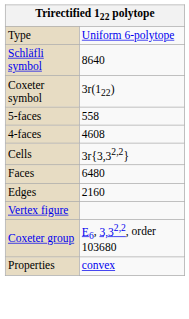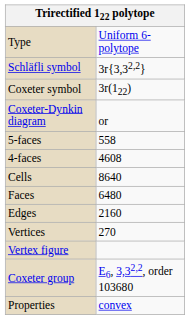(93, 60) 8640 -> (122, 68) 3r{3,32,2}
+ row: (45, 115)
(105, 154) 3r{3,32,2} -> (110, 177) 8640
+ row: (27, 231)
